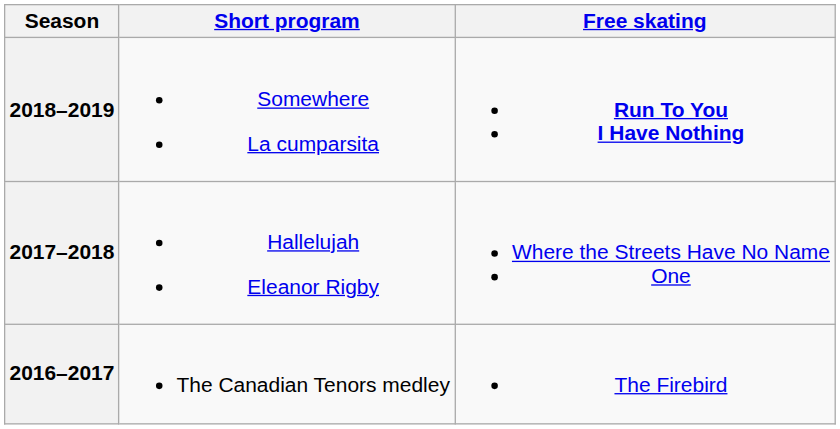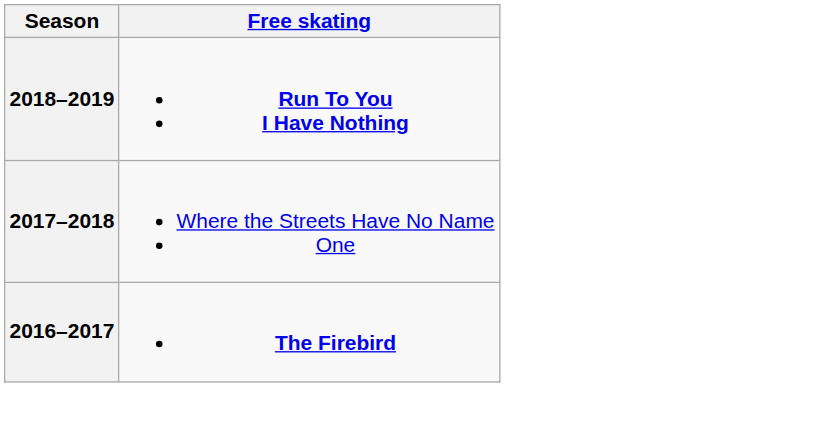- column: (287, 21)
(645, 386) normal -> (309, 344) bold
